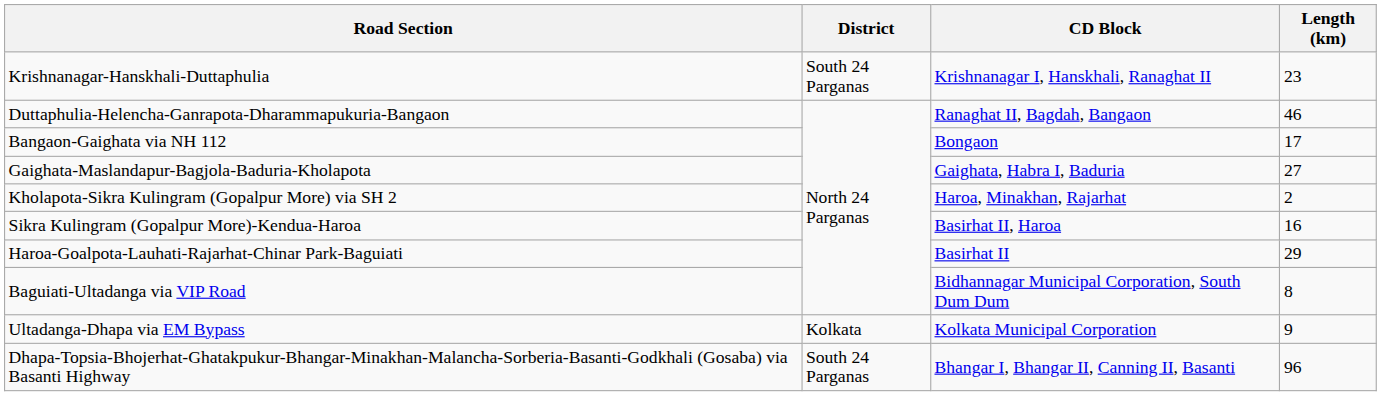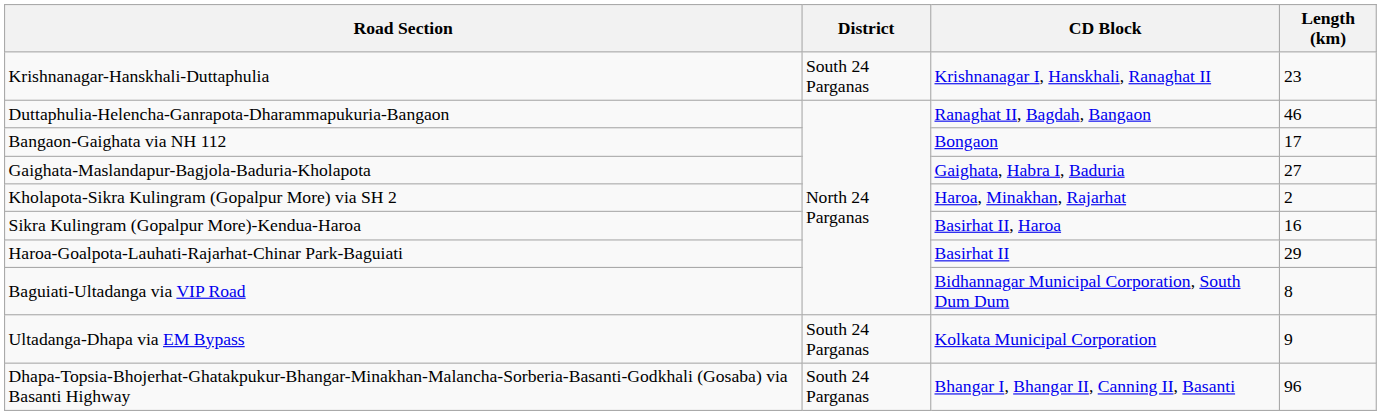(834, 329) Kolkata -> (838, 338) South 24 Parganas
